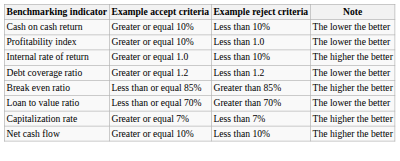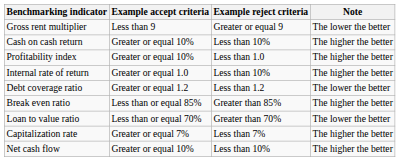+ row: (47, 27)
(351, 27) The lower the better -> (353, 42) The higher the better
(351, 42) The lower the better -> (353, 57) The higher the better
